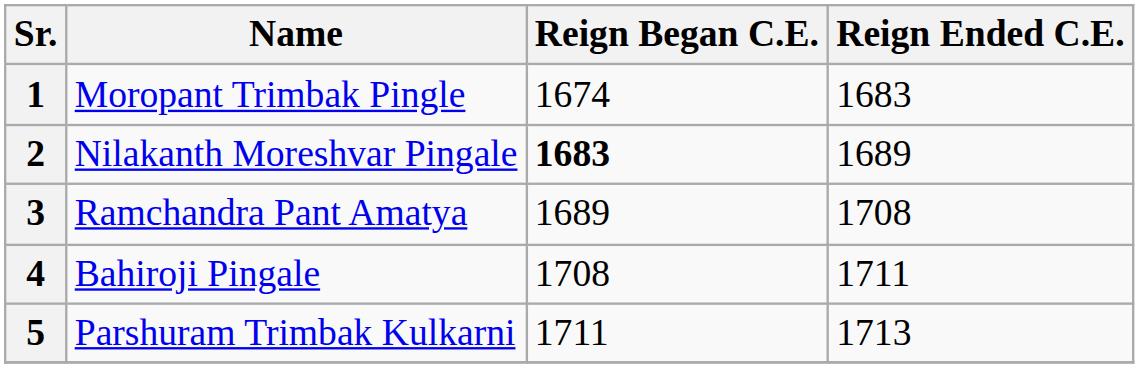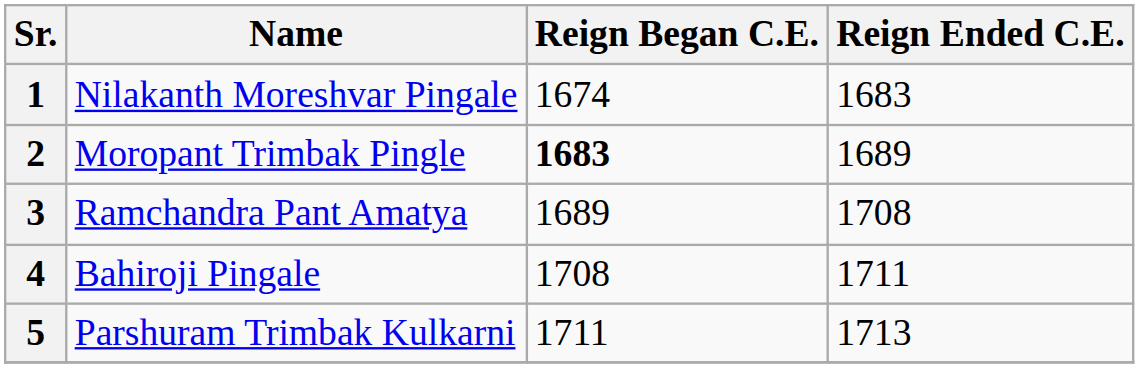(270, 93) Moropant Trimbak Pingle -> (296, 93) Nilakanth Moreshvar Pingale
(296, 153) Nilakanth Moreshvar Pingale -> (270, 153) Moropant Trimbak Pingle
